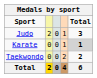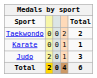rows swapped: (25, 33) <-> (25, 57)
(80, 45) lightgrey background -> (80, 45) no background
